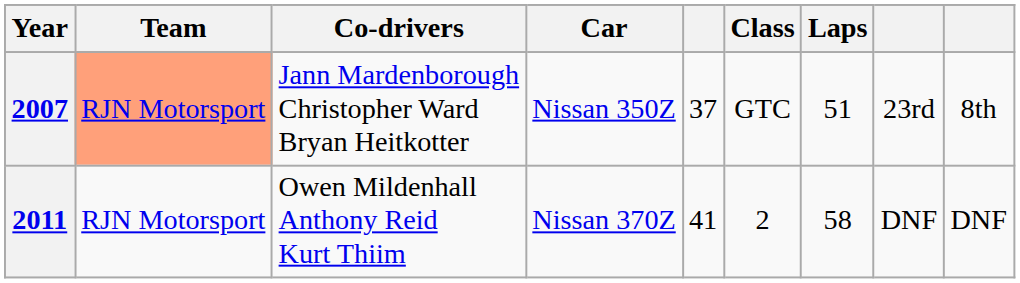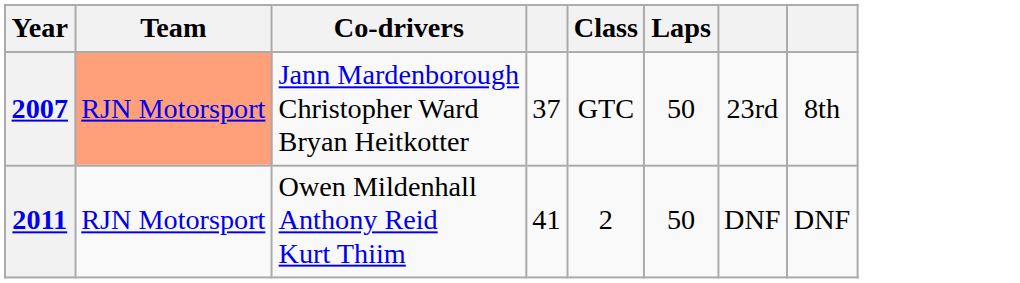- column: (604, 28)
(838, 108) 51 -> (681, 108) 50
(838, 221) 58 -> (681, 221) 50
